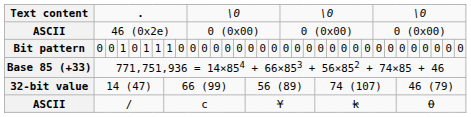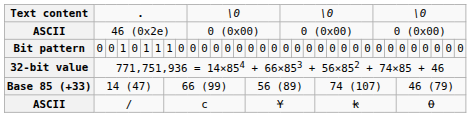(49, 67) Base 85 (+33) -> (49, 67) 32-bit value
(49, 86) 32-bit value -> (49, 86) Base 85 (+33)
